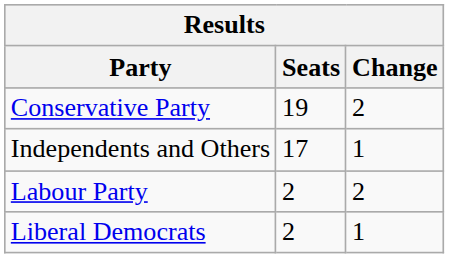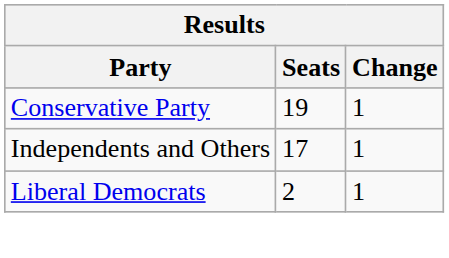(359, 107) 2 -> (359, 107) 1
- row: (79, 190)
